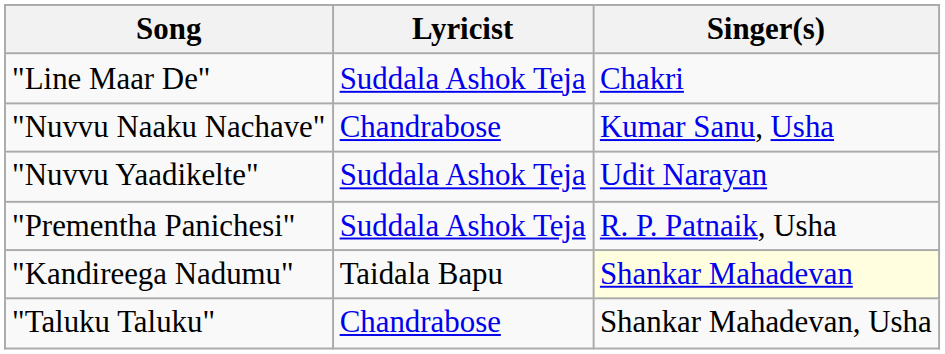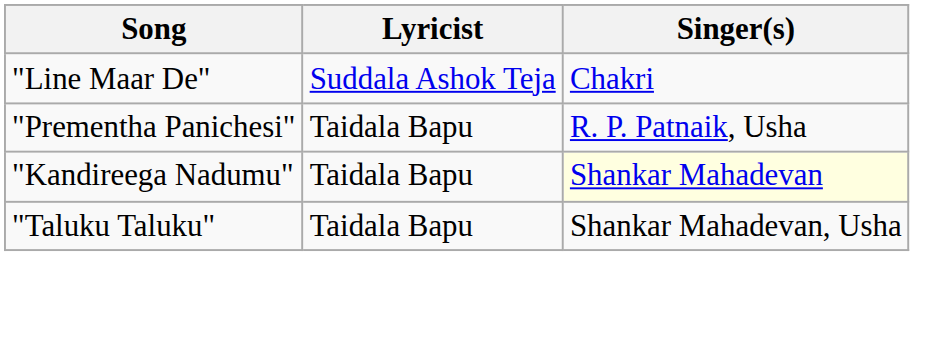- row: (169, 126)
- row: (135, 175)
(463, 224) Suddala Ashok Teja -> (391, 126) Taidala Bapu
(420, 322) Chandrabose -> (391, 224) Taidala Bapu
